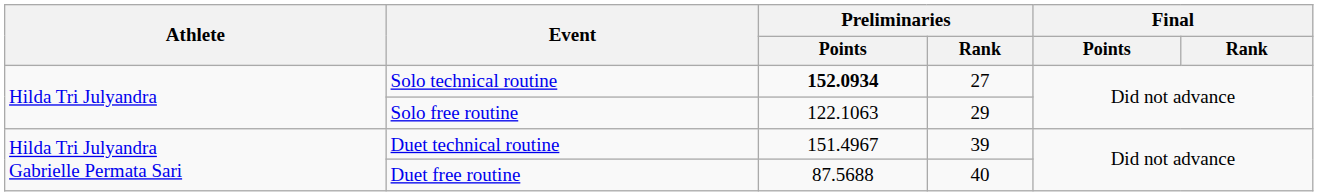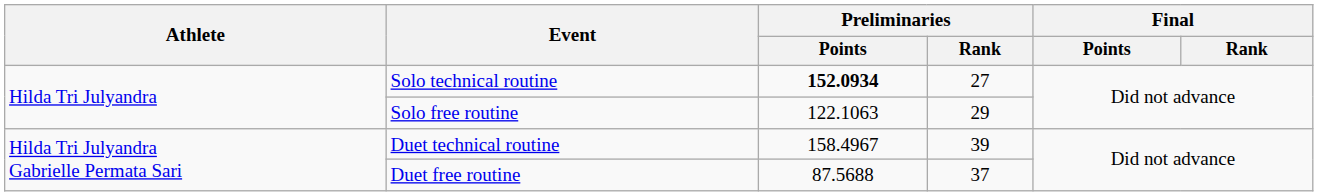(843, 144) 151.4967 -> (843, 144) 158.4967
(980, 175) 40 -> (980, 175) 37
